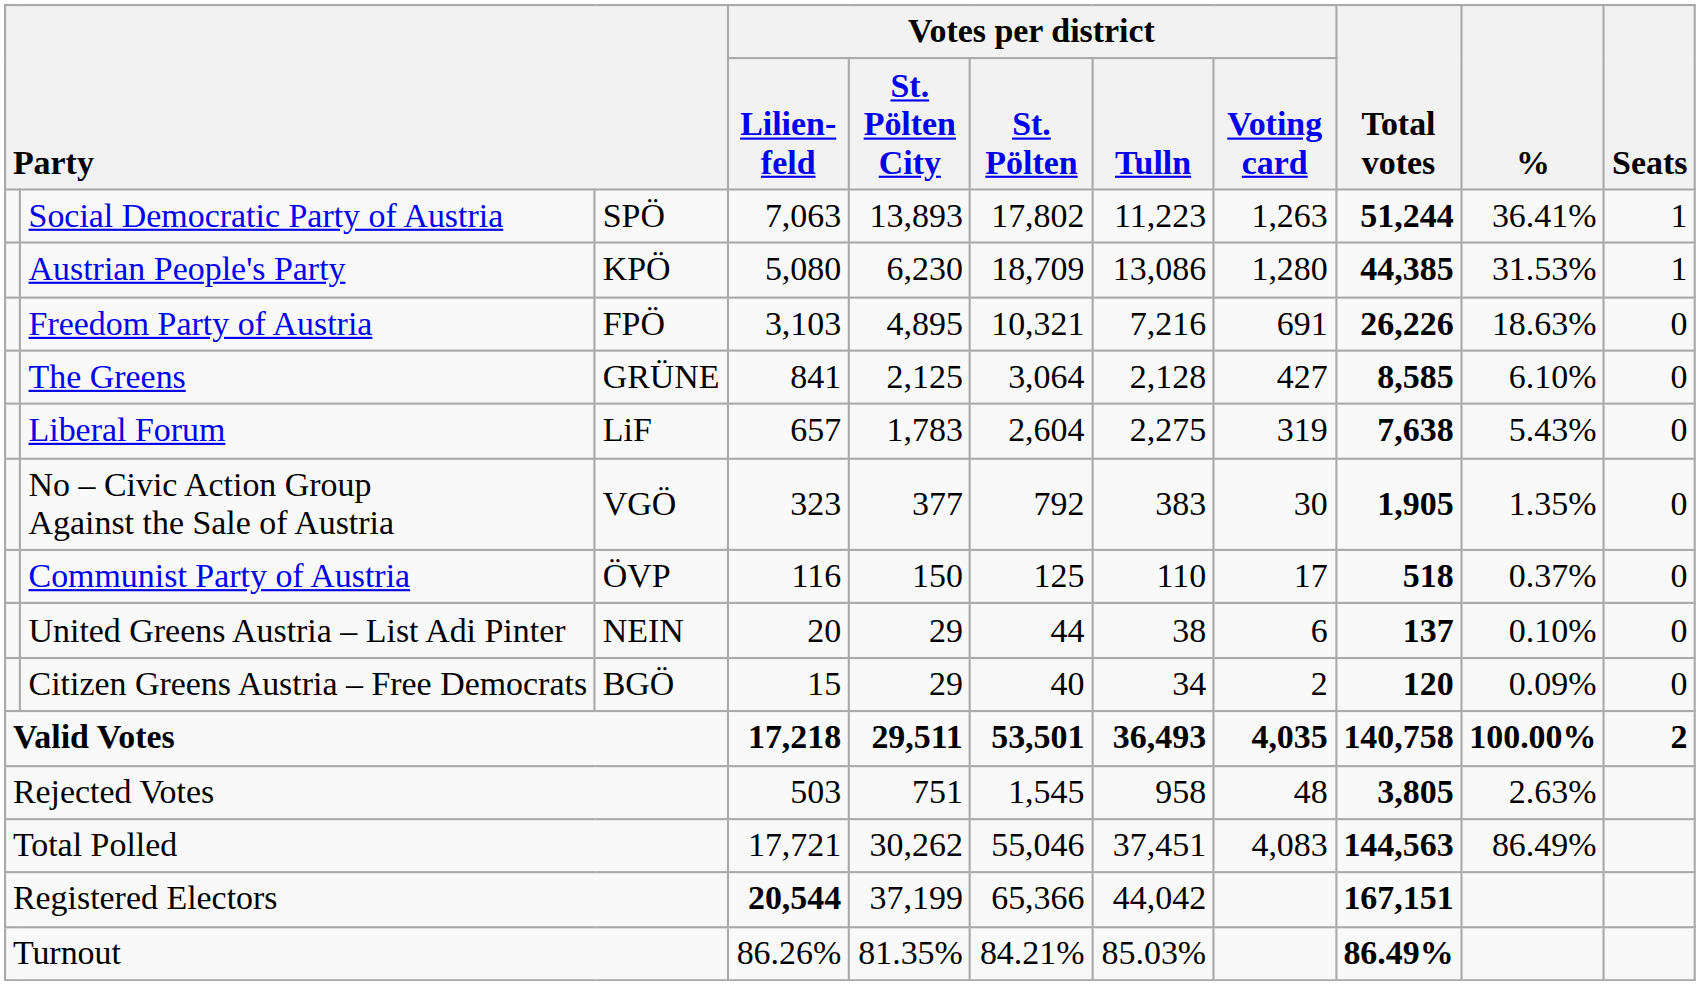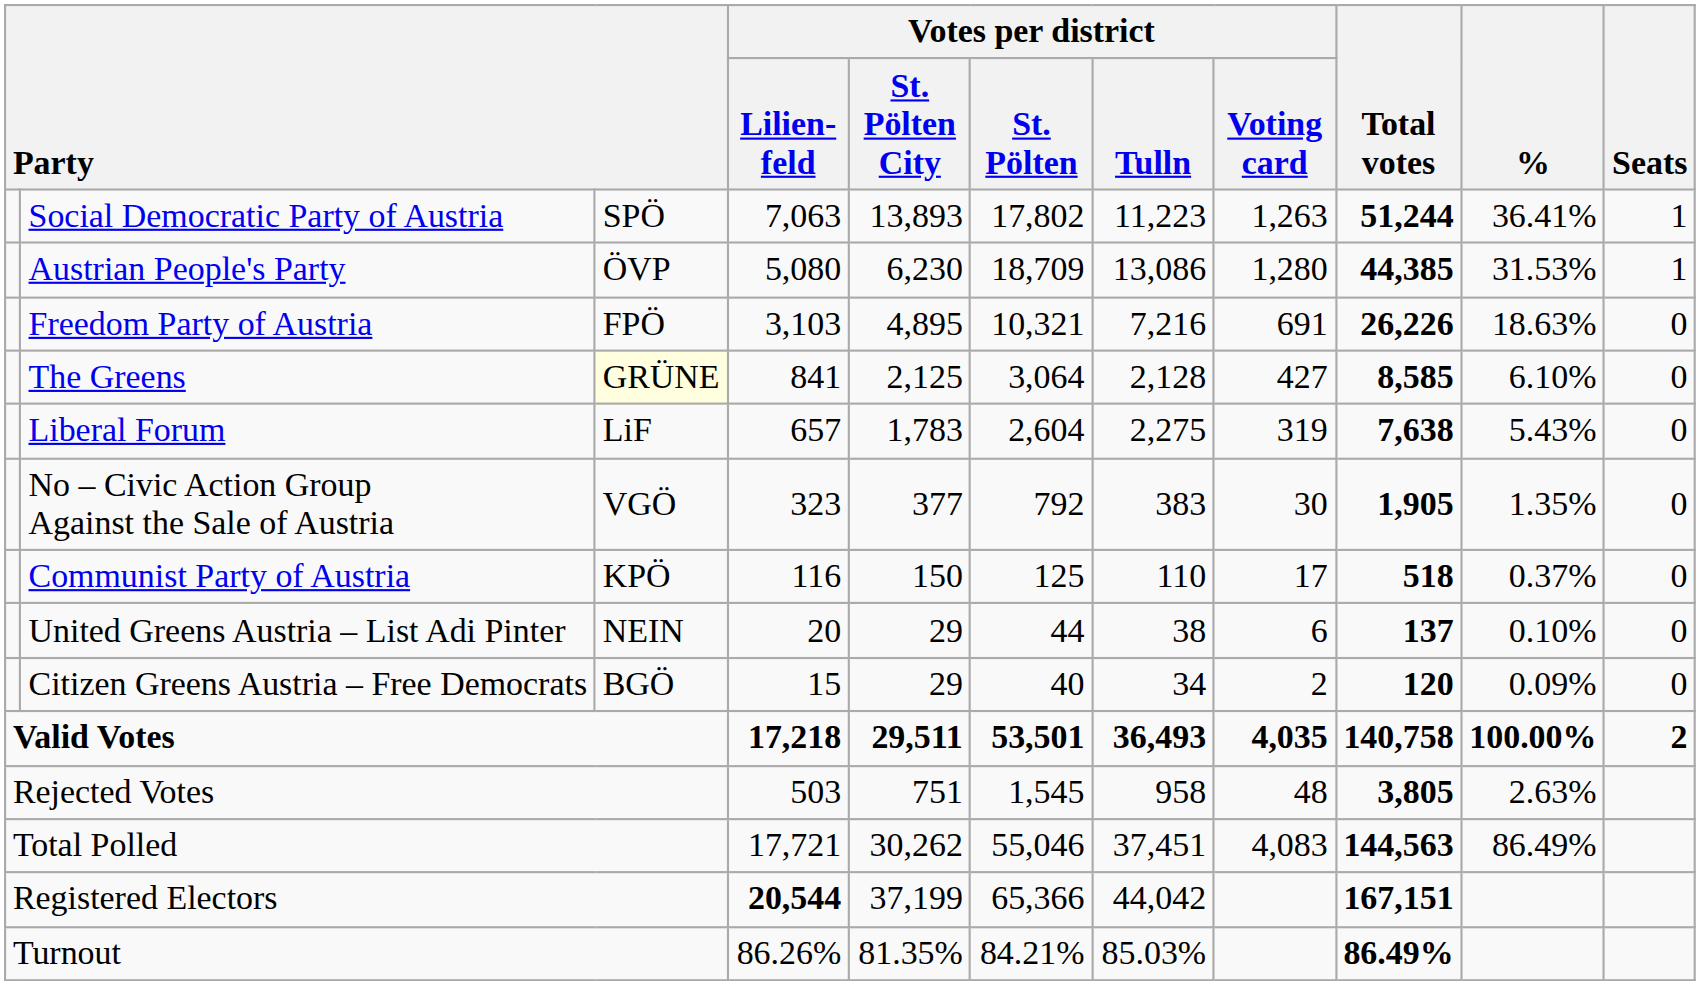(637, 269) KPÖ -> (637, 269) ÖVP
(661, 376) no background -> (661, 376) lightyellow background
(637, 576) ÖVP -> (637, 576) KPÖ
